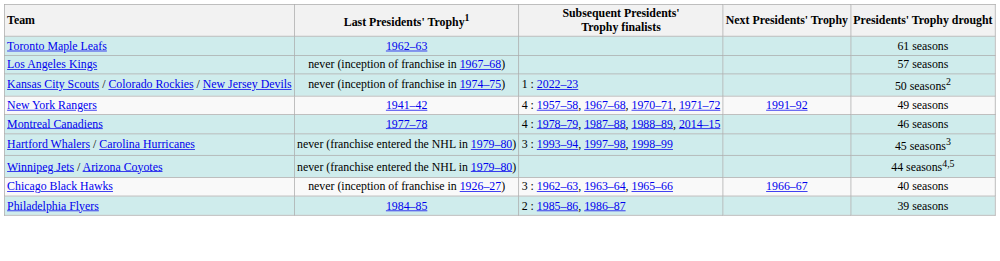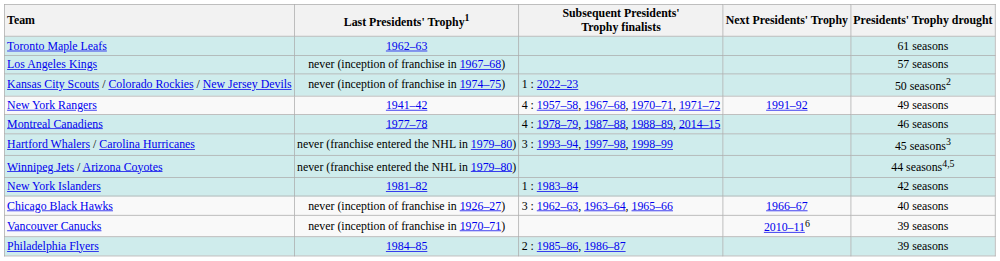+ row: (54, 187)
+ row: (54, 226)
